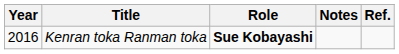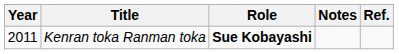(23, 37) 2016 -> (23, 37) 2011
